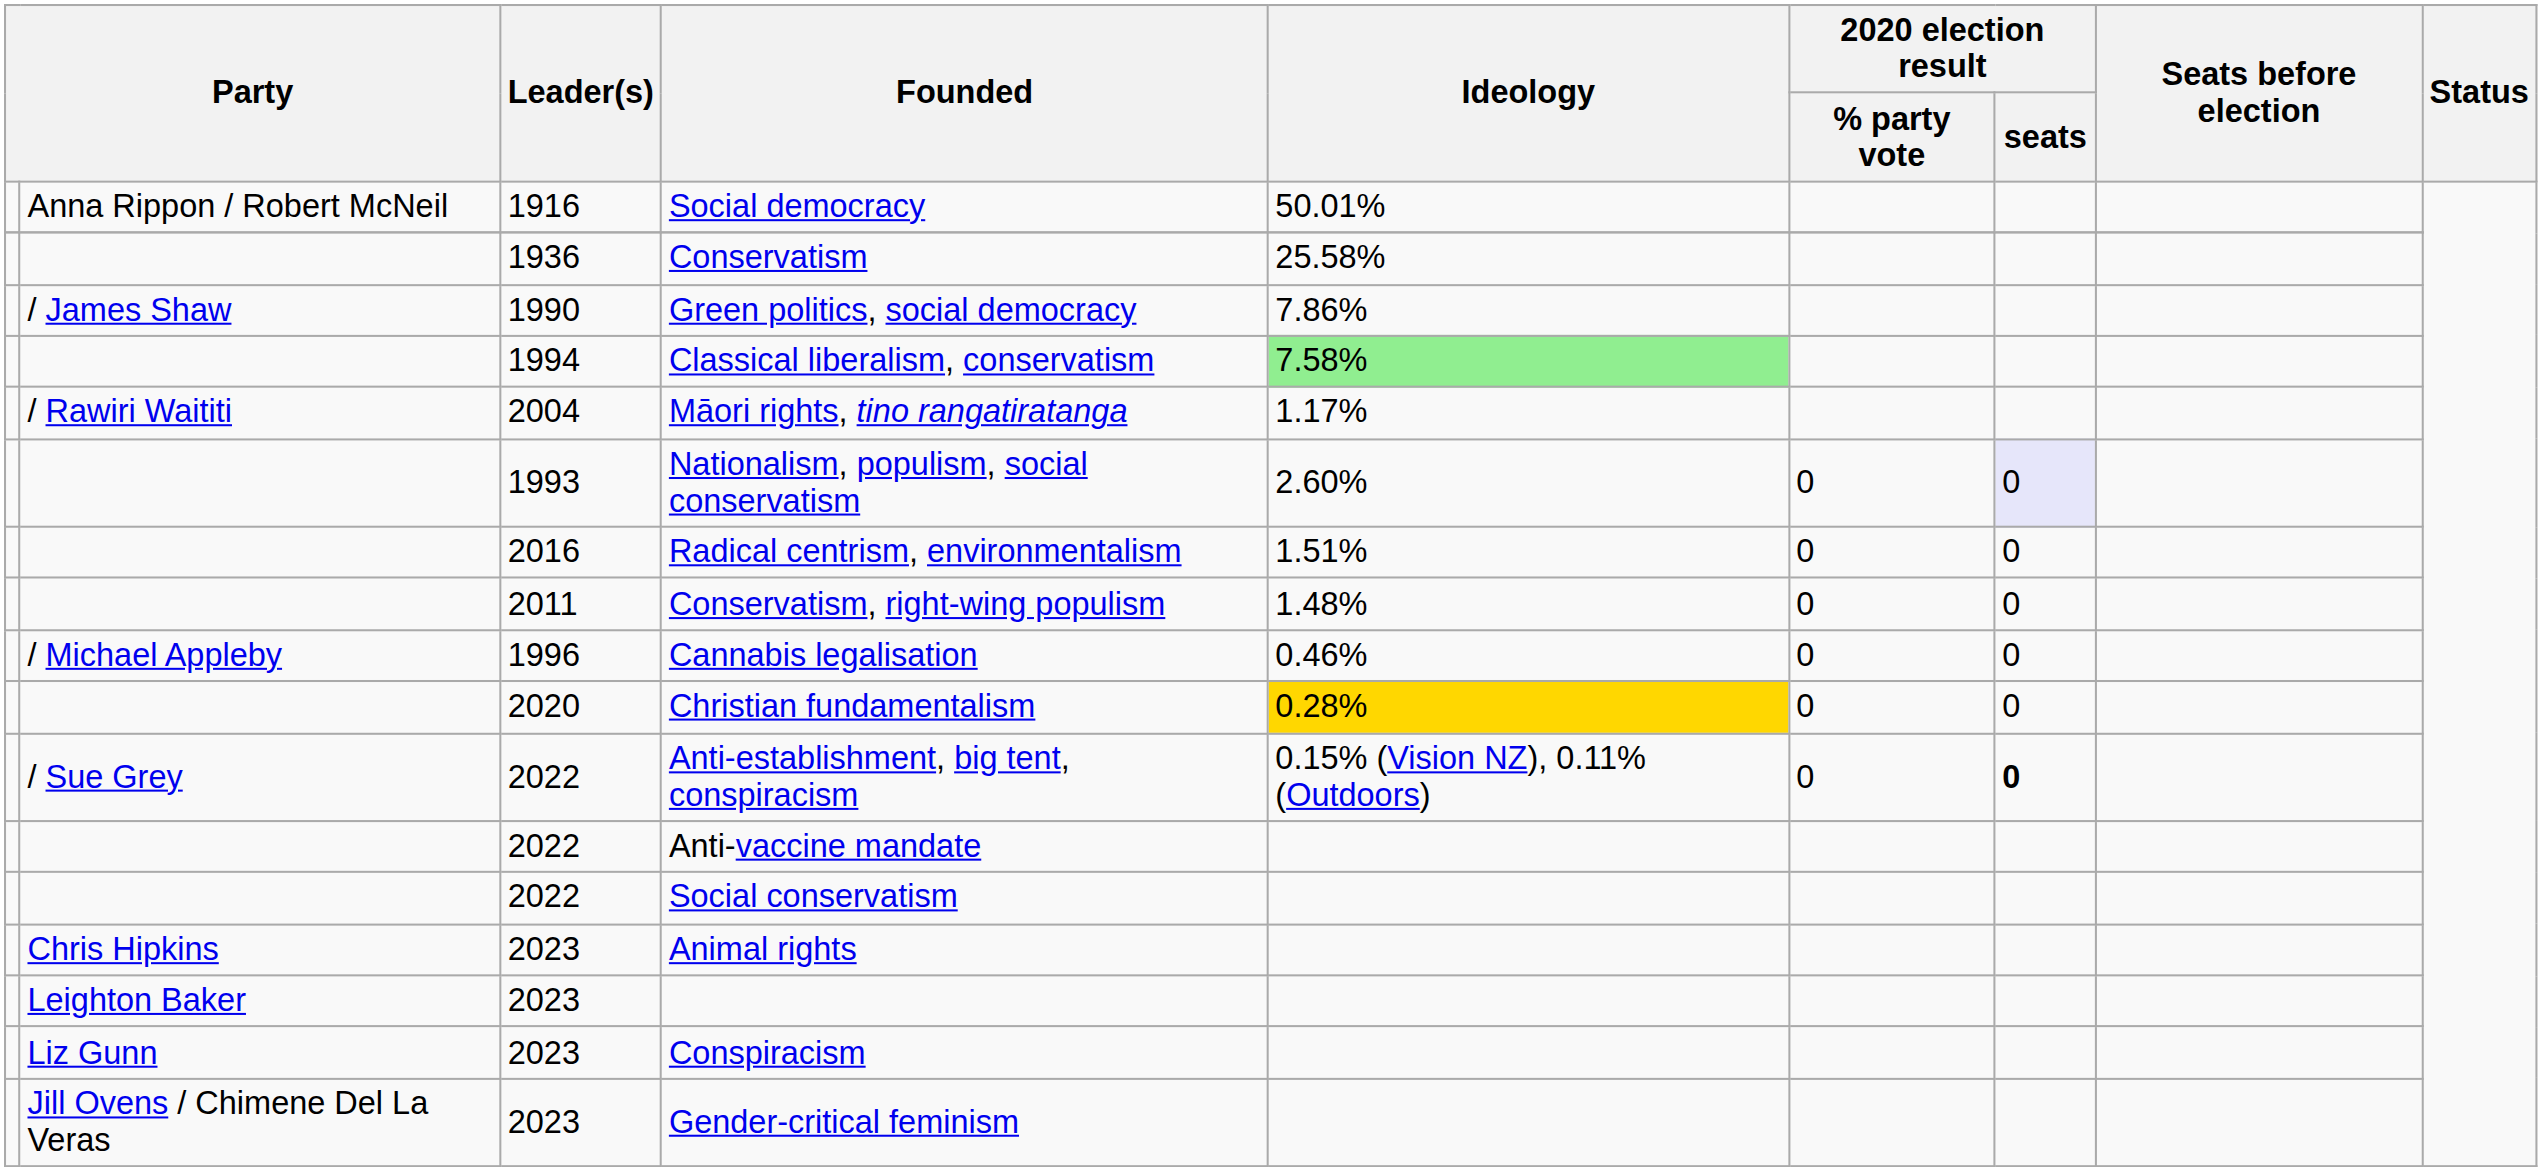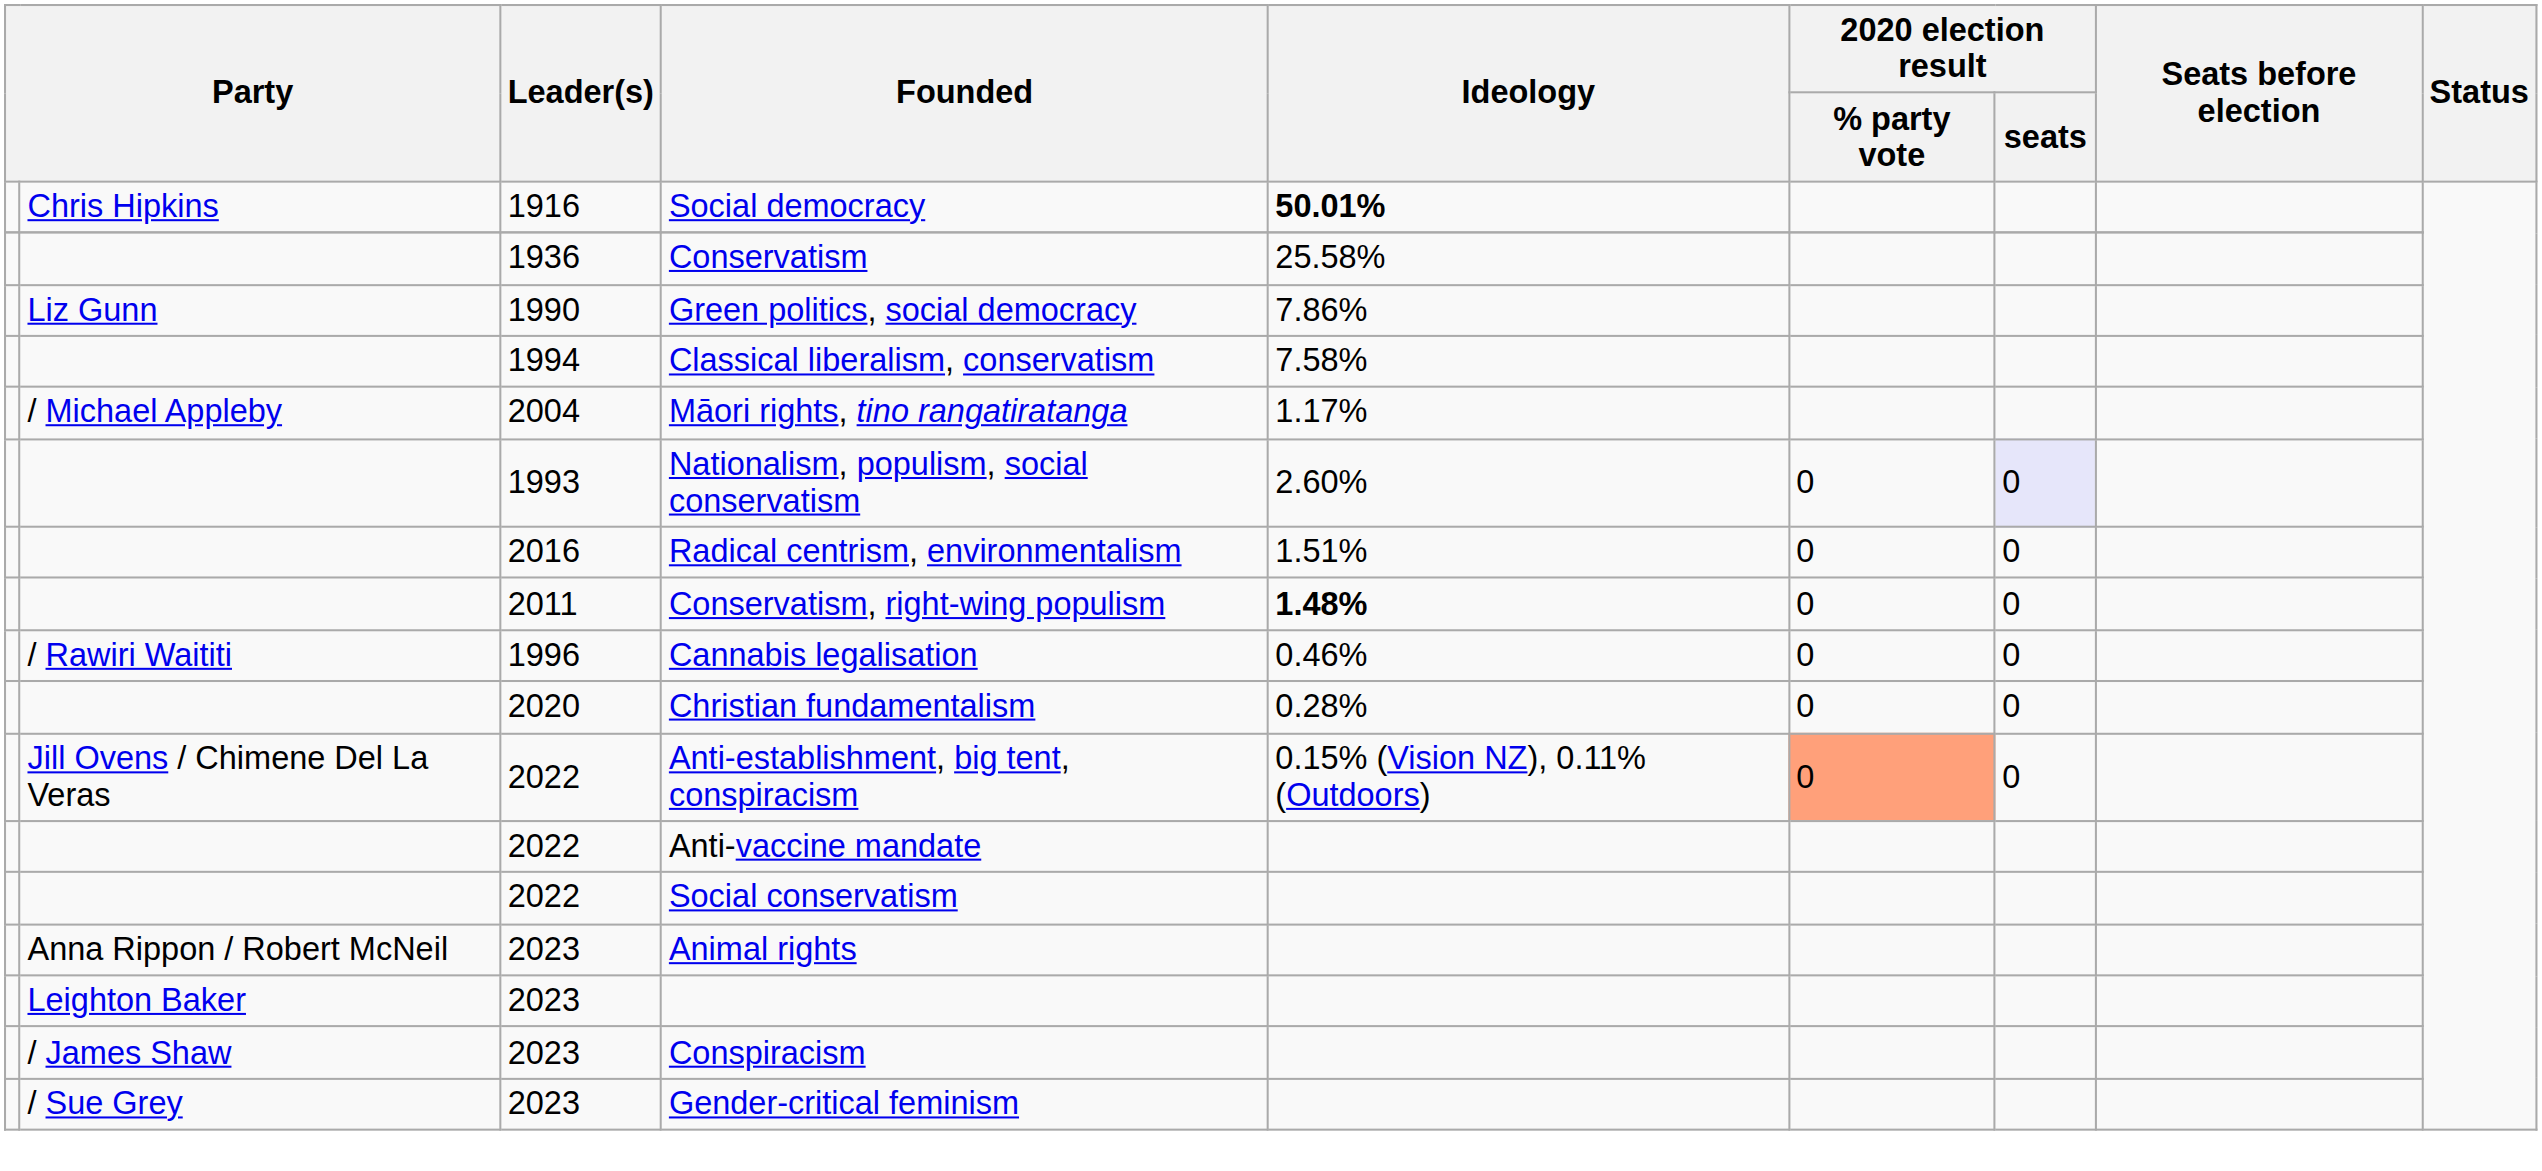(238, 206) Anna Rippon / Robert McNeil -> (123, 206) Chris Hipkins
(1330, 206) normal -> (1330, 206) bold
(129, 309) / James Shaw -> (92, 309) Liz Gunn
(1321, 360) lightgreen background -> (1321, 360) no background
(130, 412) / Rawiri Waititi -> (155, 412) / Michael Appleby
(1321, 603) normal -> (1321, 603) bold
(155, 654) / Michael Appleby -> (130, 654) / Rawiri Waititi
(1321, 706) gold background -> (1321, 706) no background
(105, 776) / Sue Grey -> (228, 776) Jill Ovens / Chimene Del La Veras
(1805, 776) no background -> (1805, 776) lightsalmon background
(2011, 776) bold -> (2011, 776) normal
(123, 949) Chris Hipkins -> (238, 949) Anna Rippon / Robert McNeil
(92, 1052) Liz Gunn -> (129, 1052) / James Shaw
(228, 1121) Jill Ovens / Chimene Del La Veras -> (105, 1103) / Sue Grey
